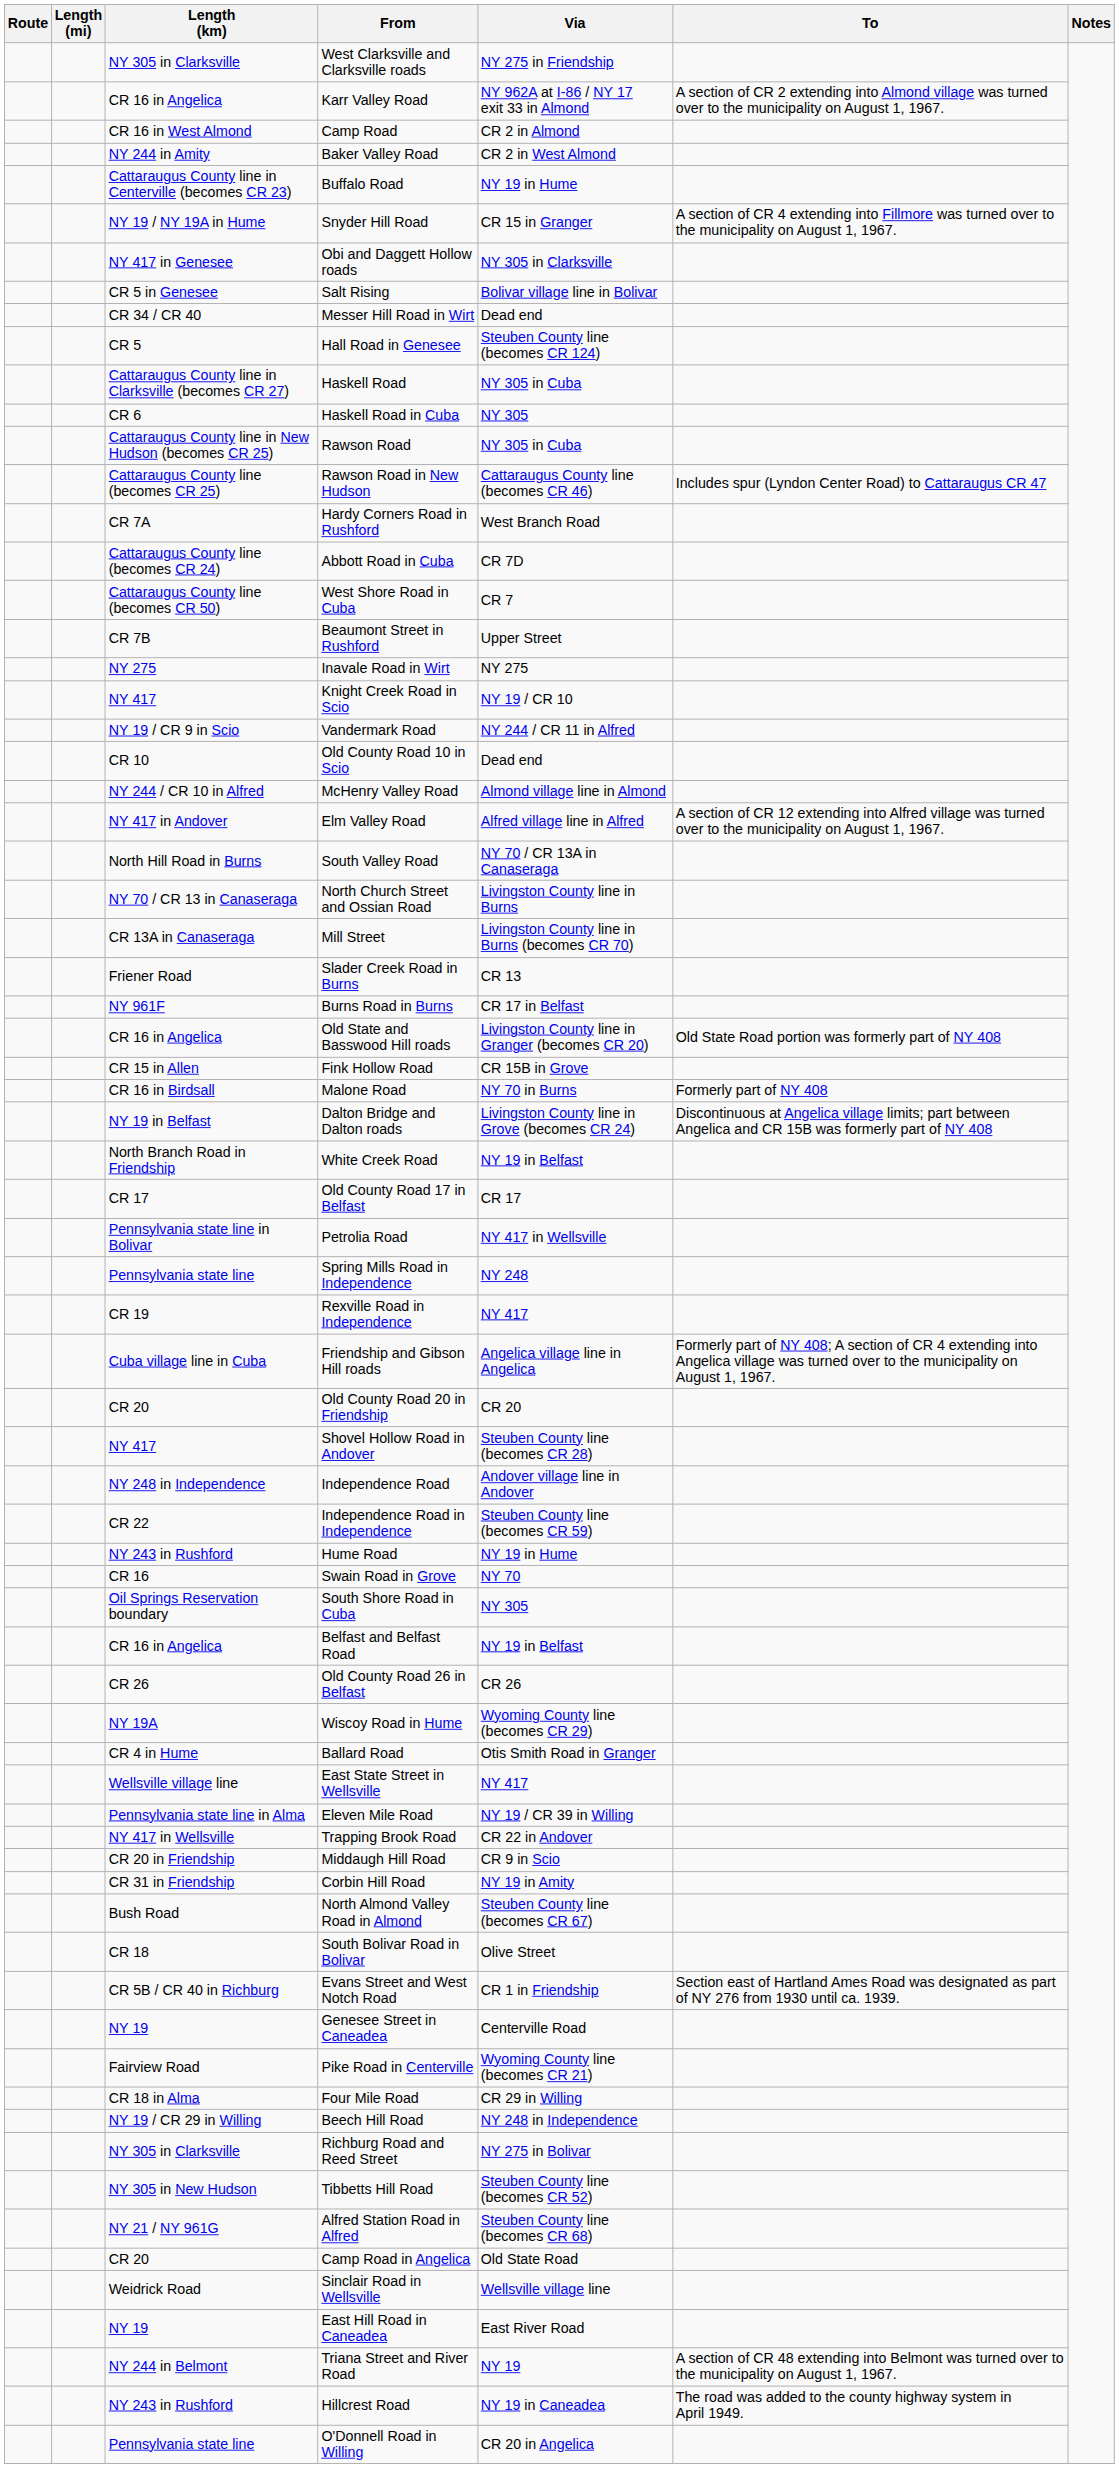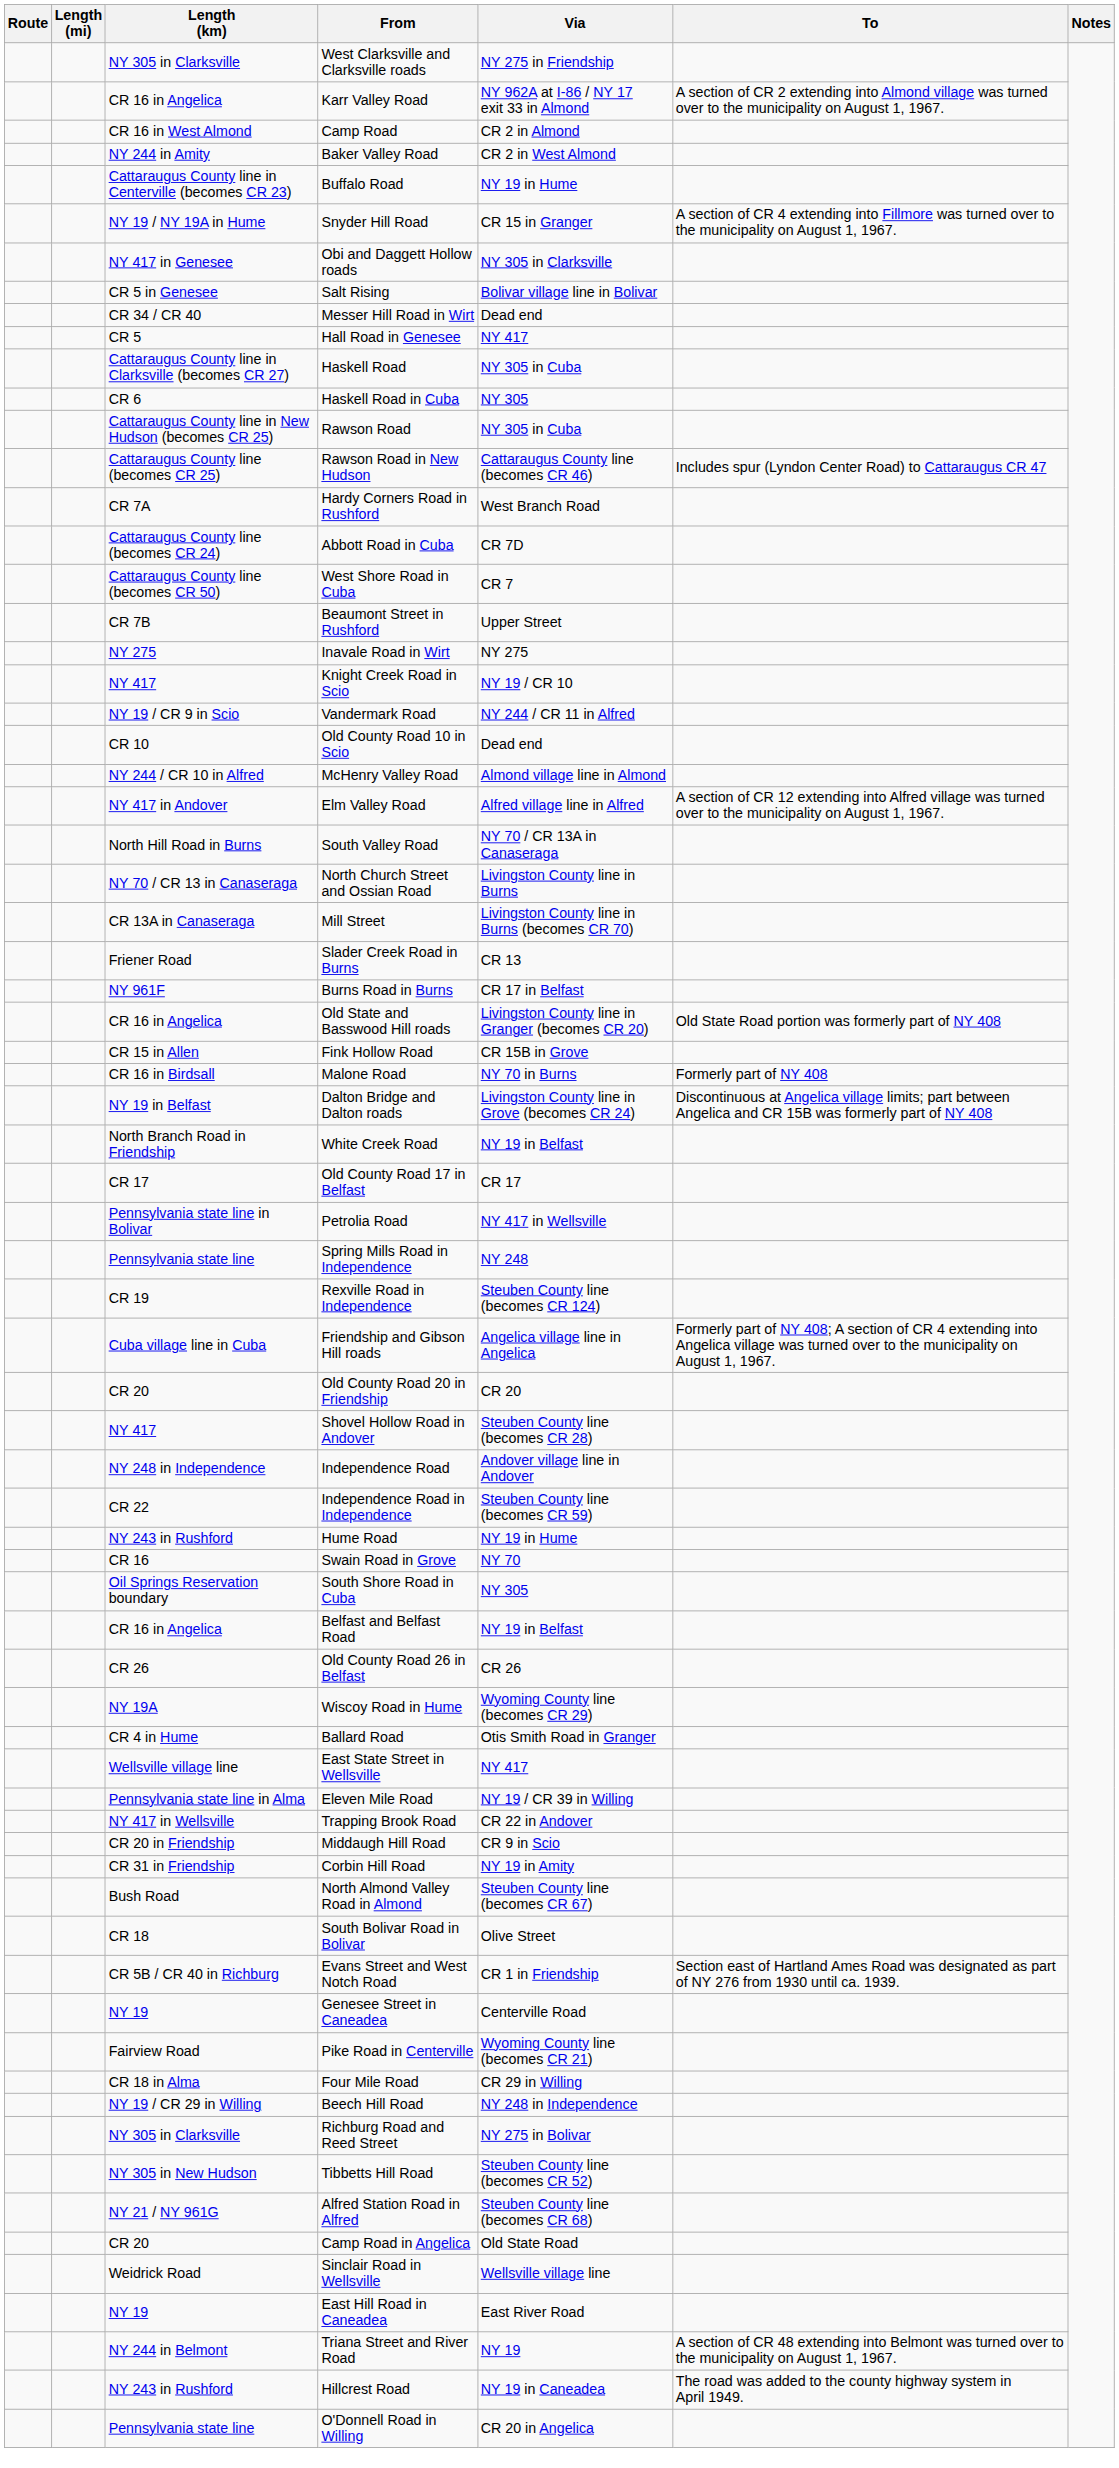(545, 345) Steuben County line (becomes CR 124) -> (505, 337) NY 417
(505, 1314) NY 417 -> (545, 1298) Steuben County line (becomes CR 124)
